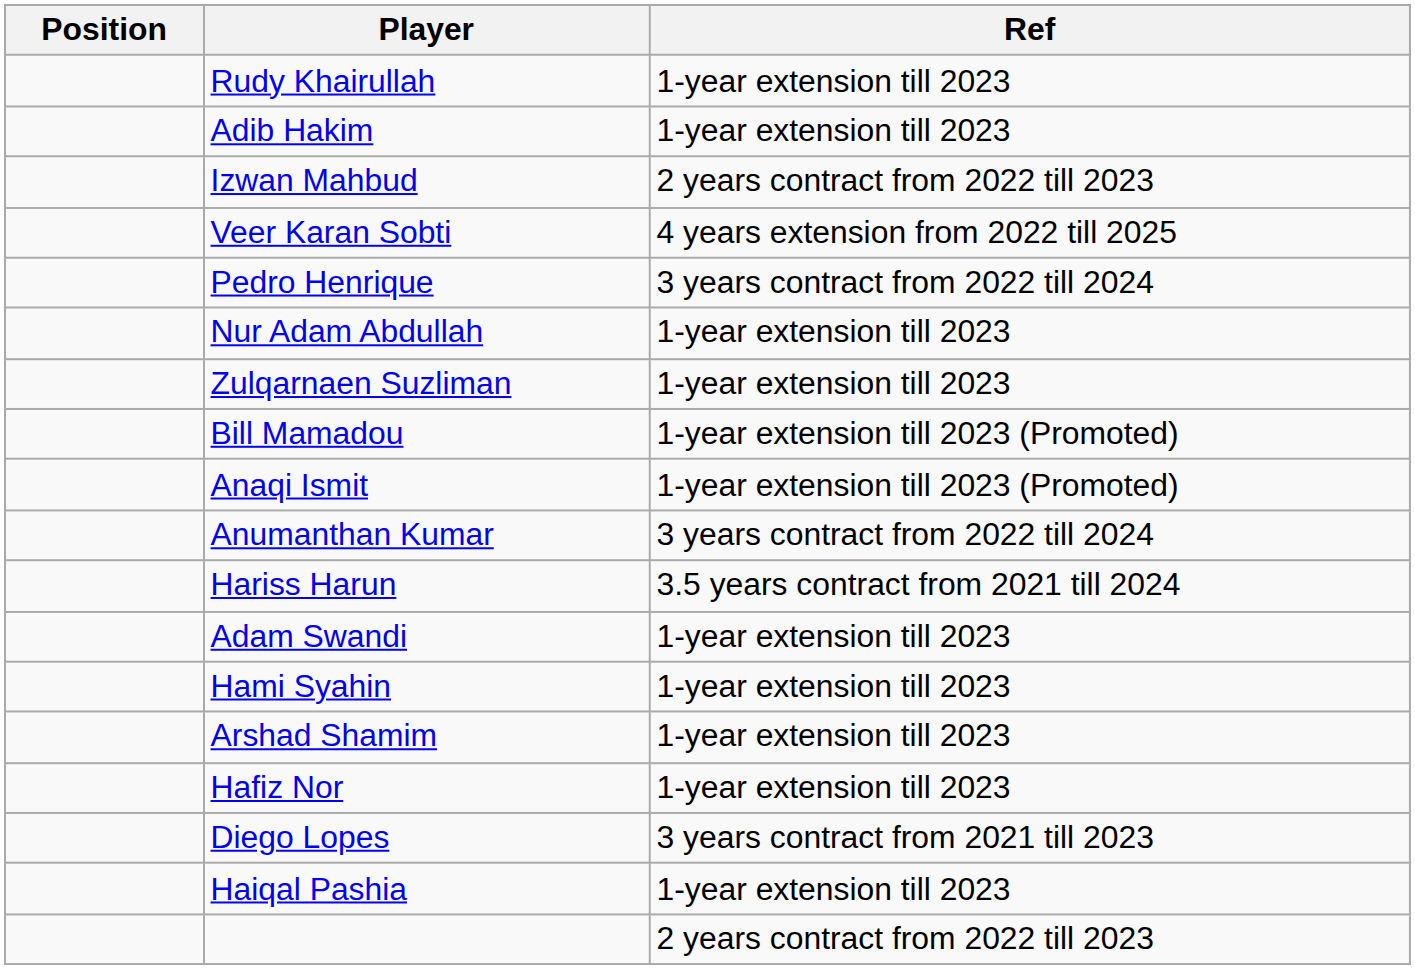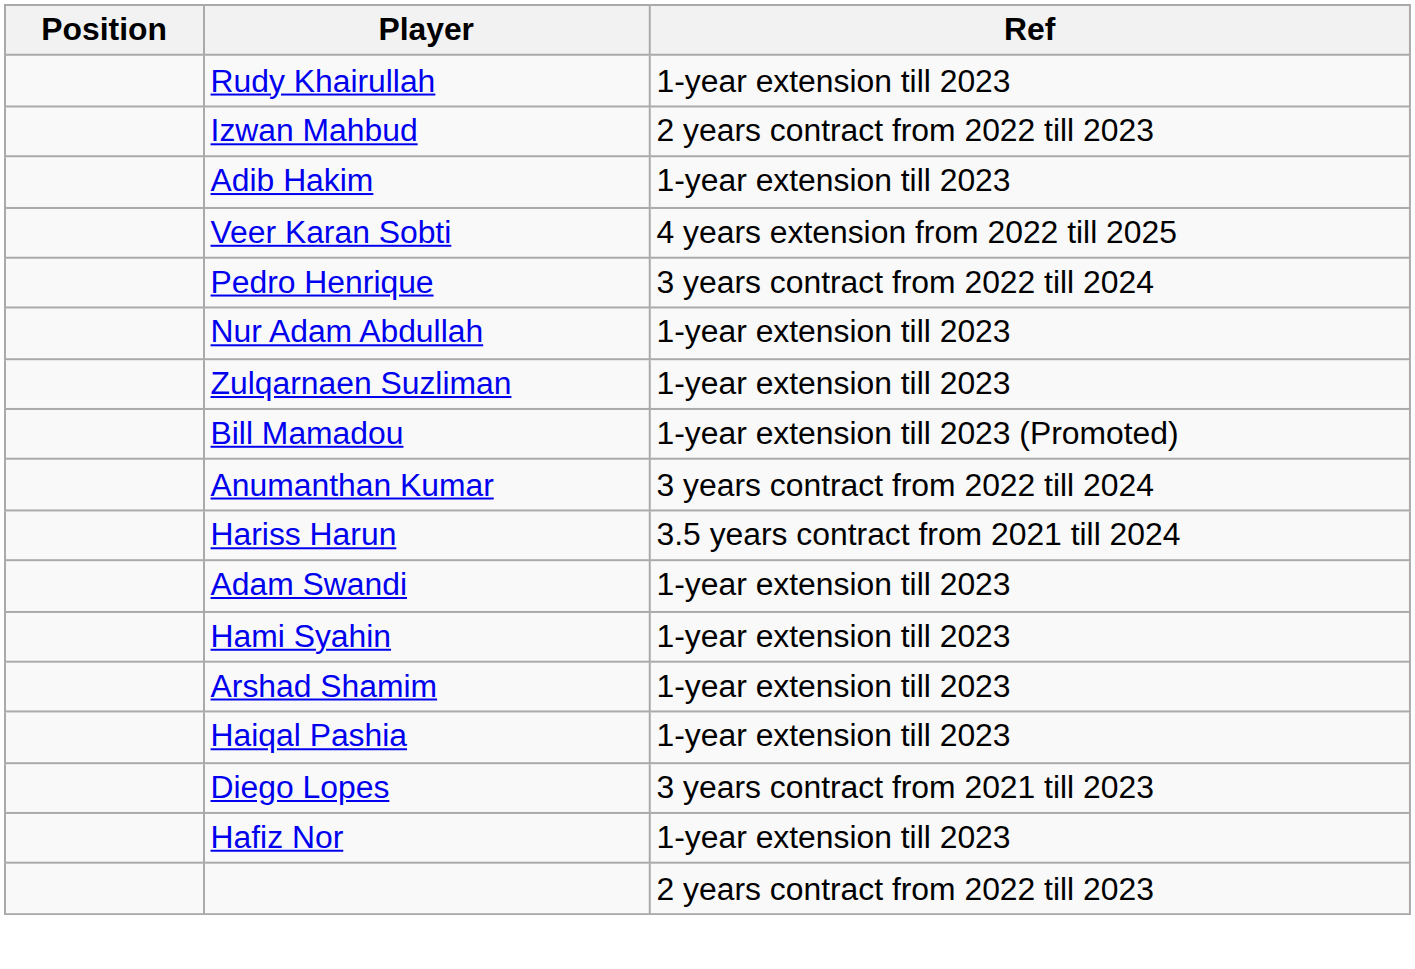rows swapped: (292, 130) <-> (314, 181)
- row: (289, 484)
rows swapped: (277, 787) <-> (309, 888)
